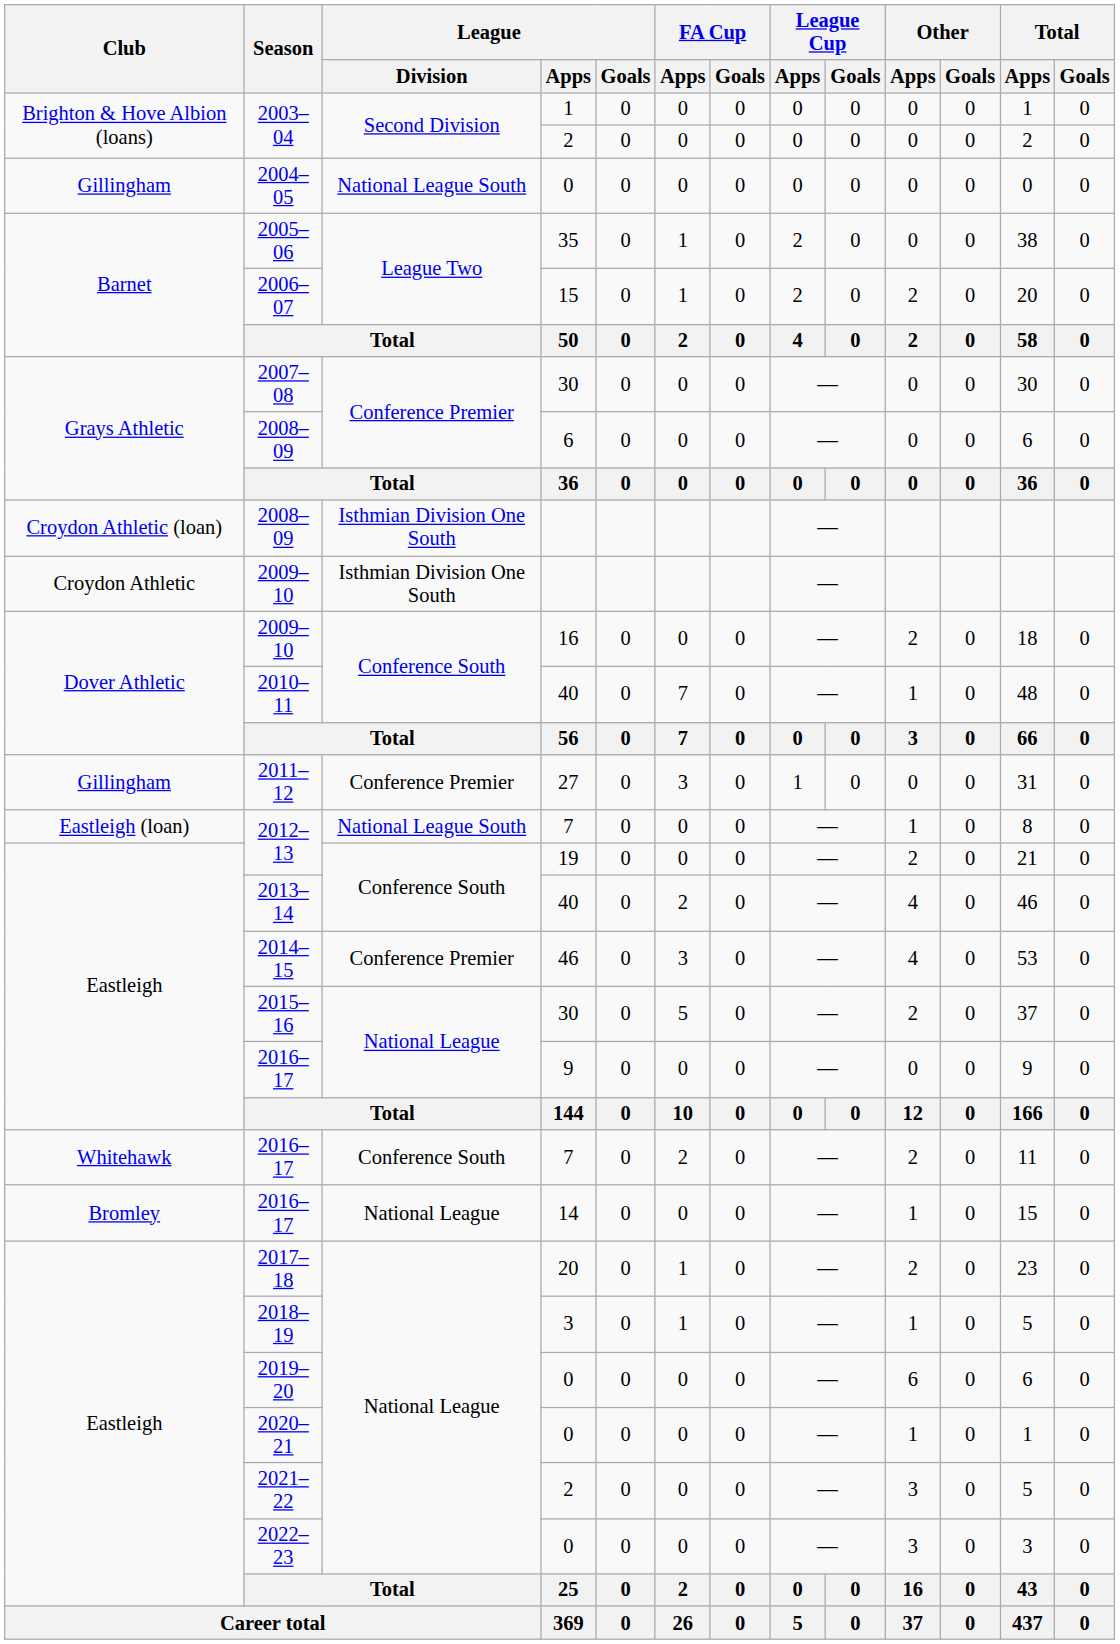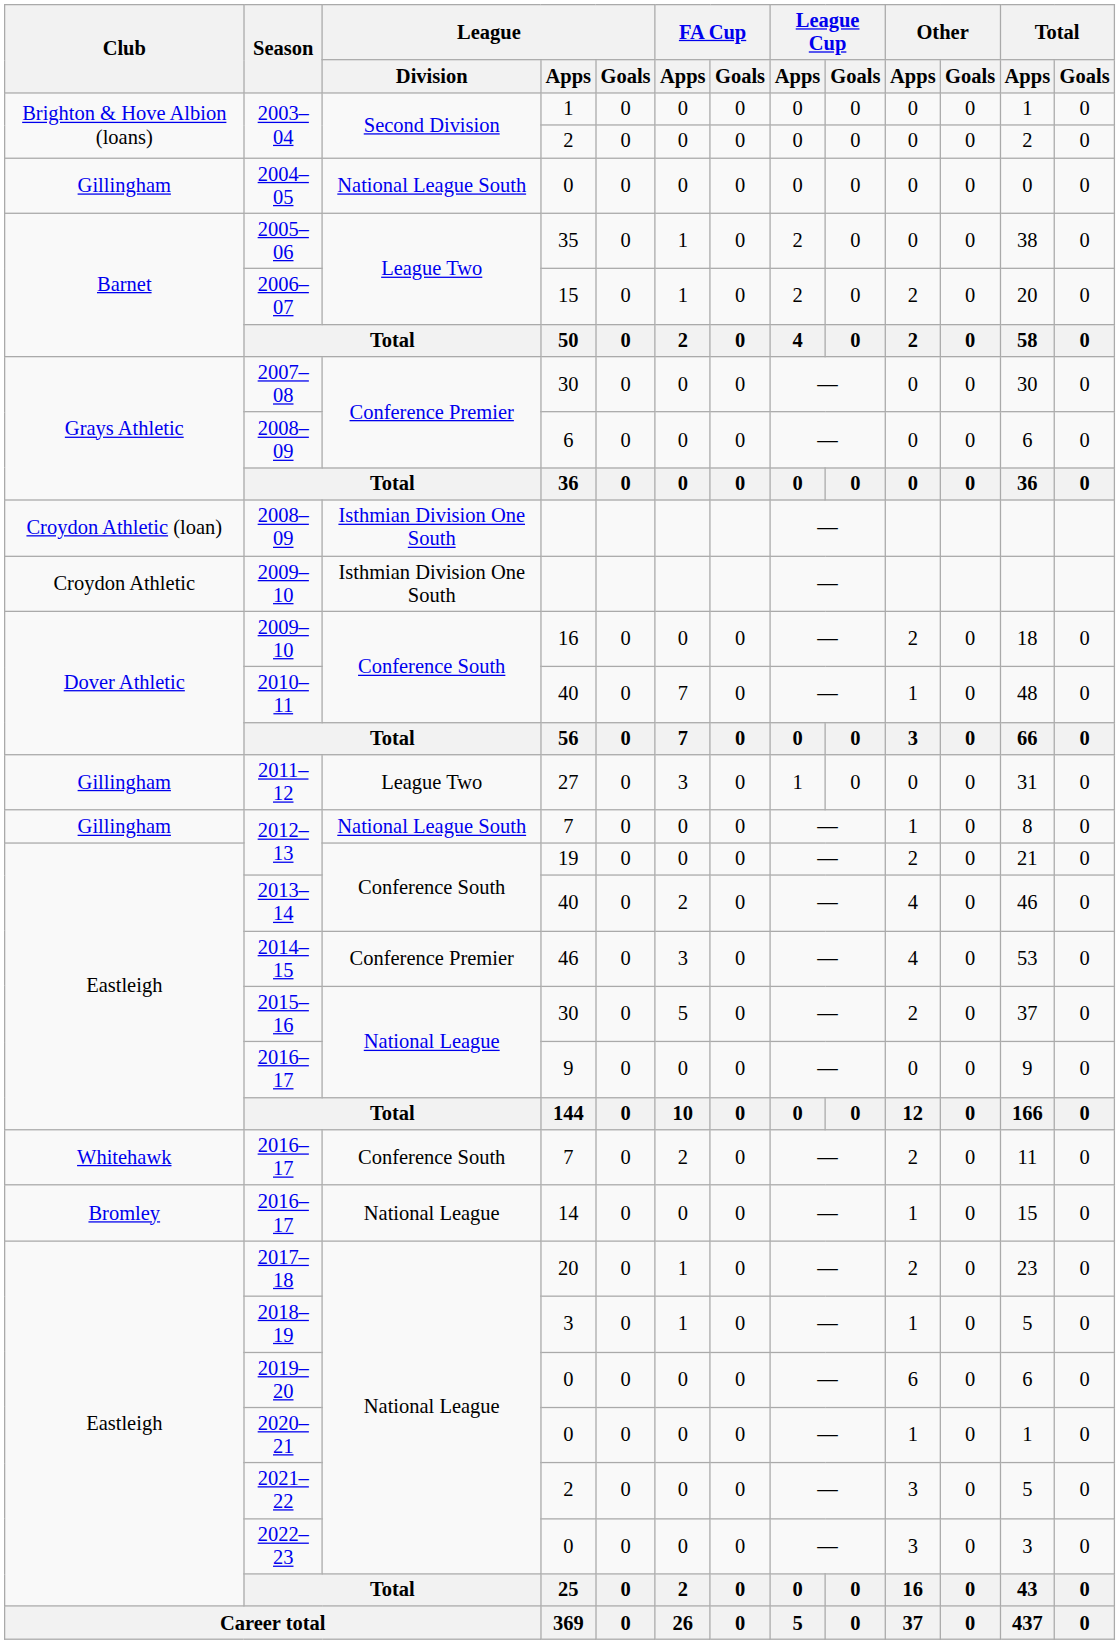(432, 782) Conference Premier -> (432, 782) League Two
(124, 826) Eastleigh (loan) -> (124, 826) Gillingham
